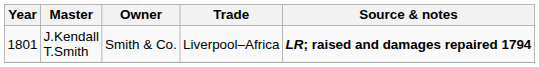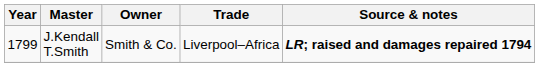(22, 44) 1801 -> (22, 44) 1799
